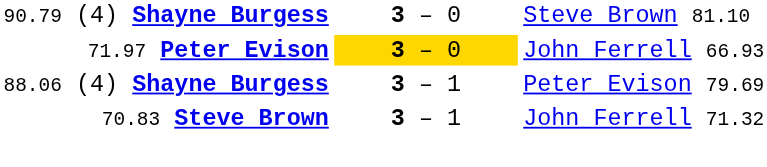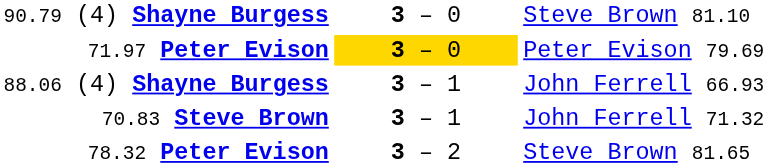(644, 50) John Ferrell 66.93 -> (644, 50) Peter Evison 79.69
(644, 84) Peter Evison 79.69 -> (644, 84) John Ferrell 66.93
+ row: (208, 153)
